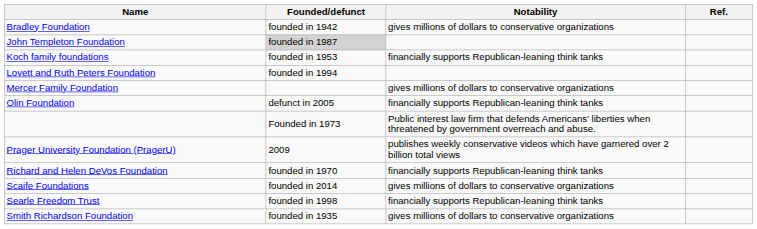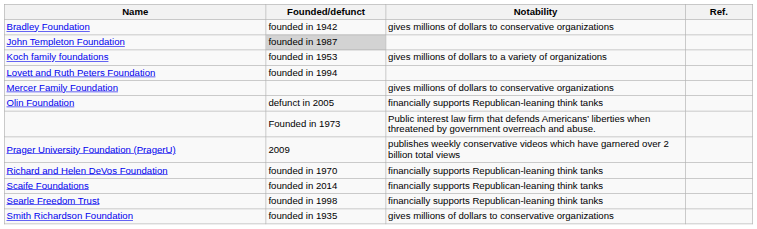(496, 57) financially supports Republican-leaning think tanks -> (497, 57) gives millions of dollars to a variety of organizations
(501, 185) gives millions of dollars to conservative organizations -> (496, 185) financially supports Republican-leaning think tanks
